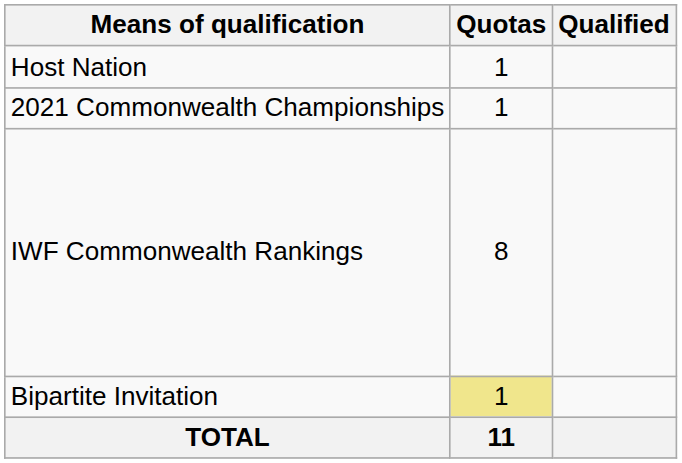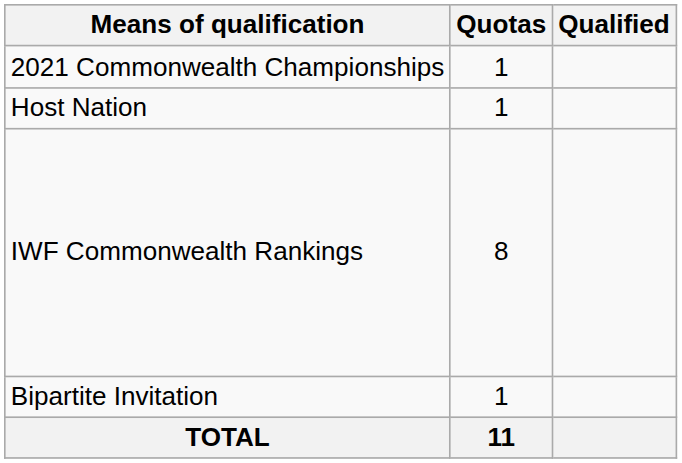rows swapped: (79, 66) <-> (228, 107)
(501, 396) khaki background -> (501, 396) no background
